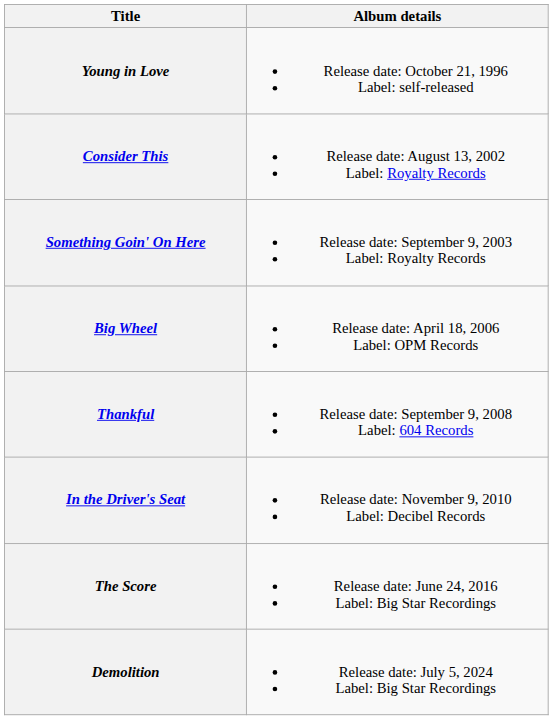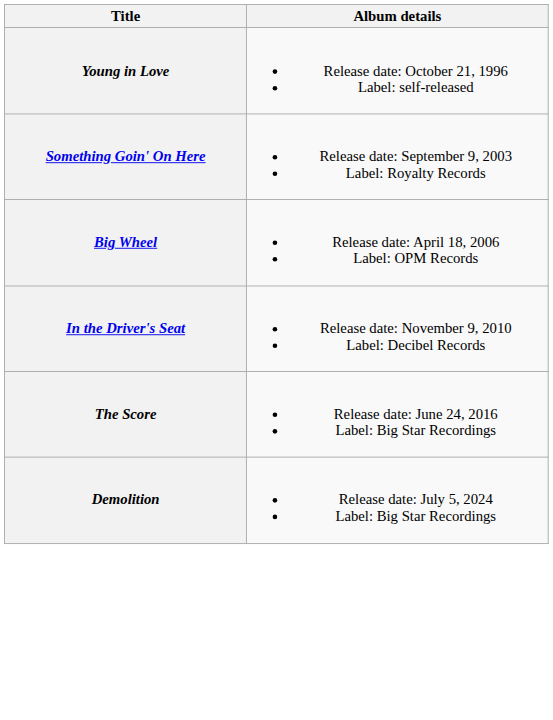- row: (126, 156)
- row: (126, 414)
